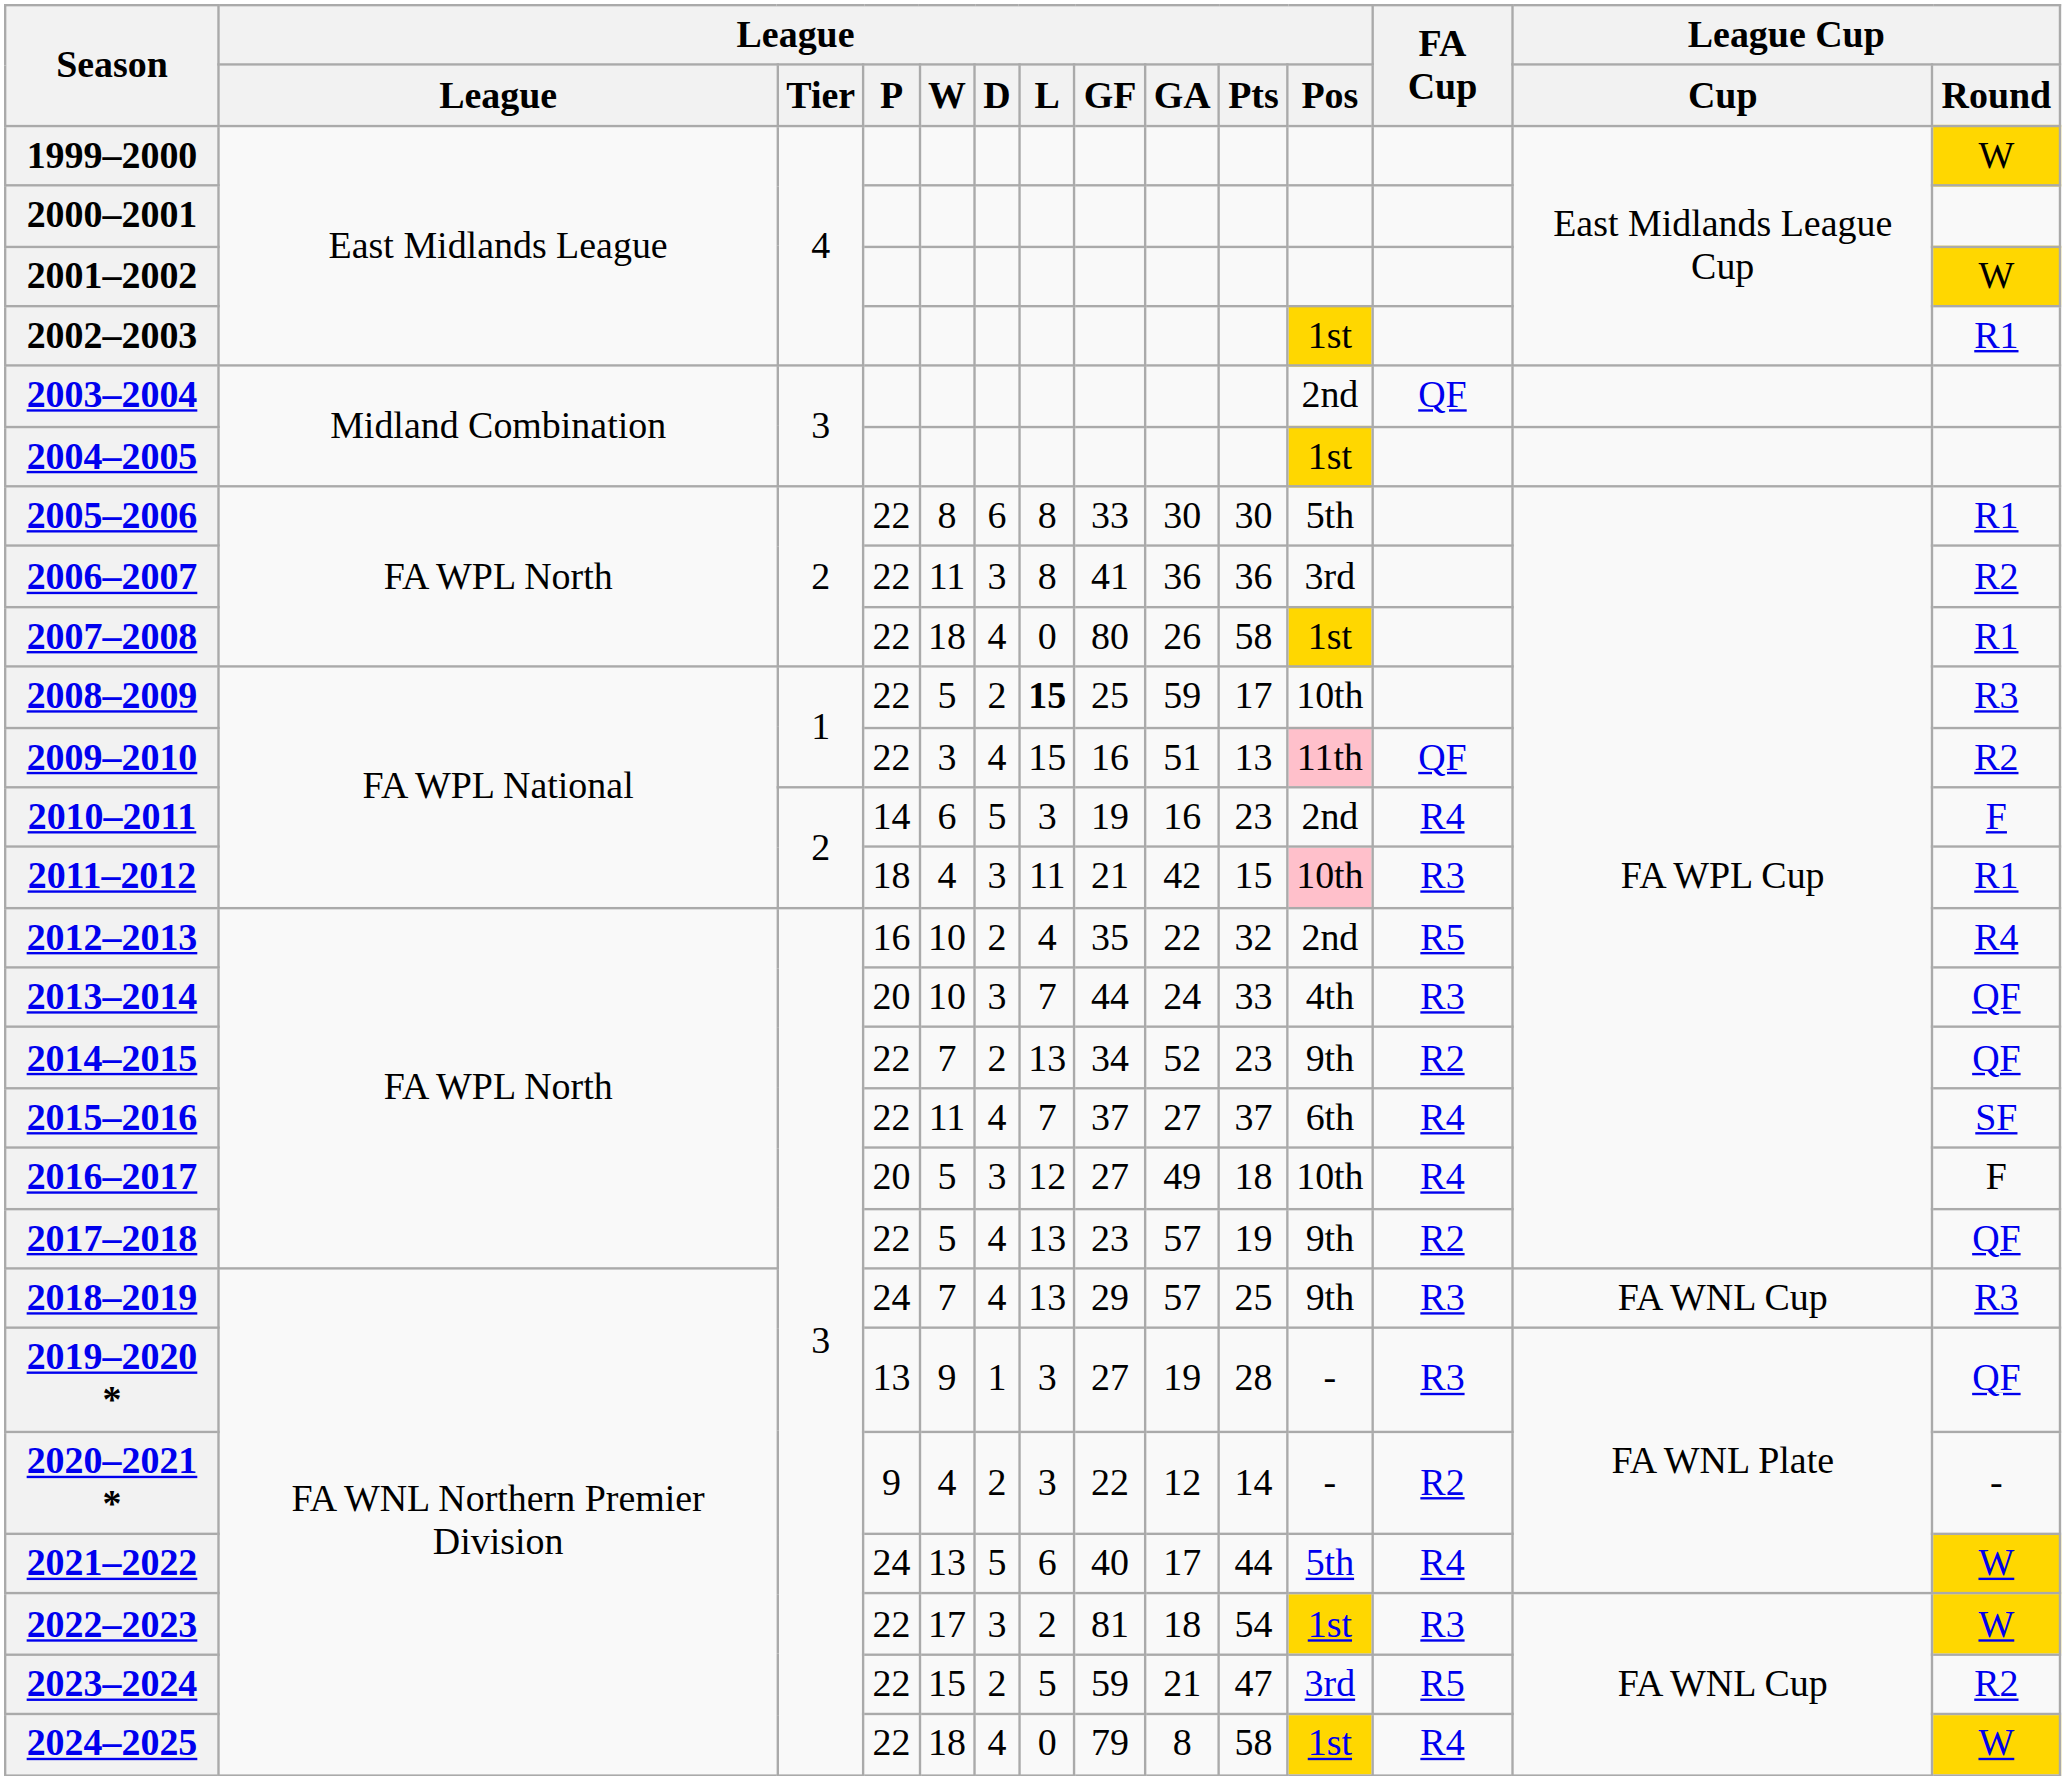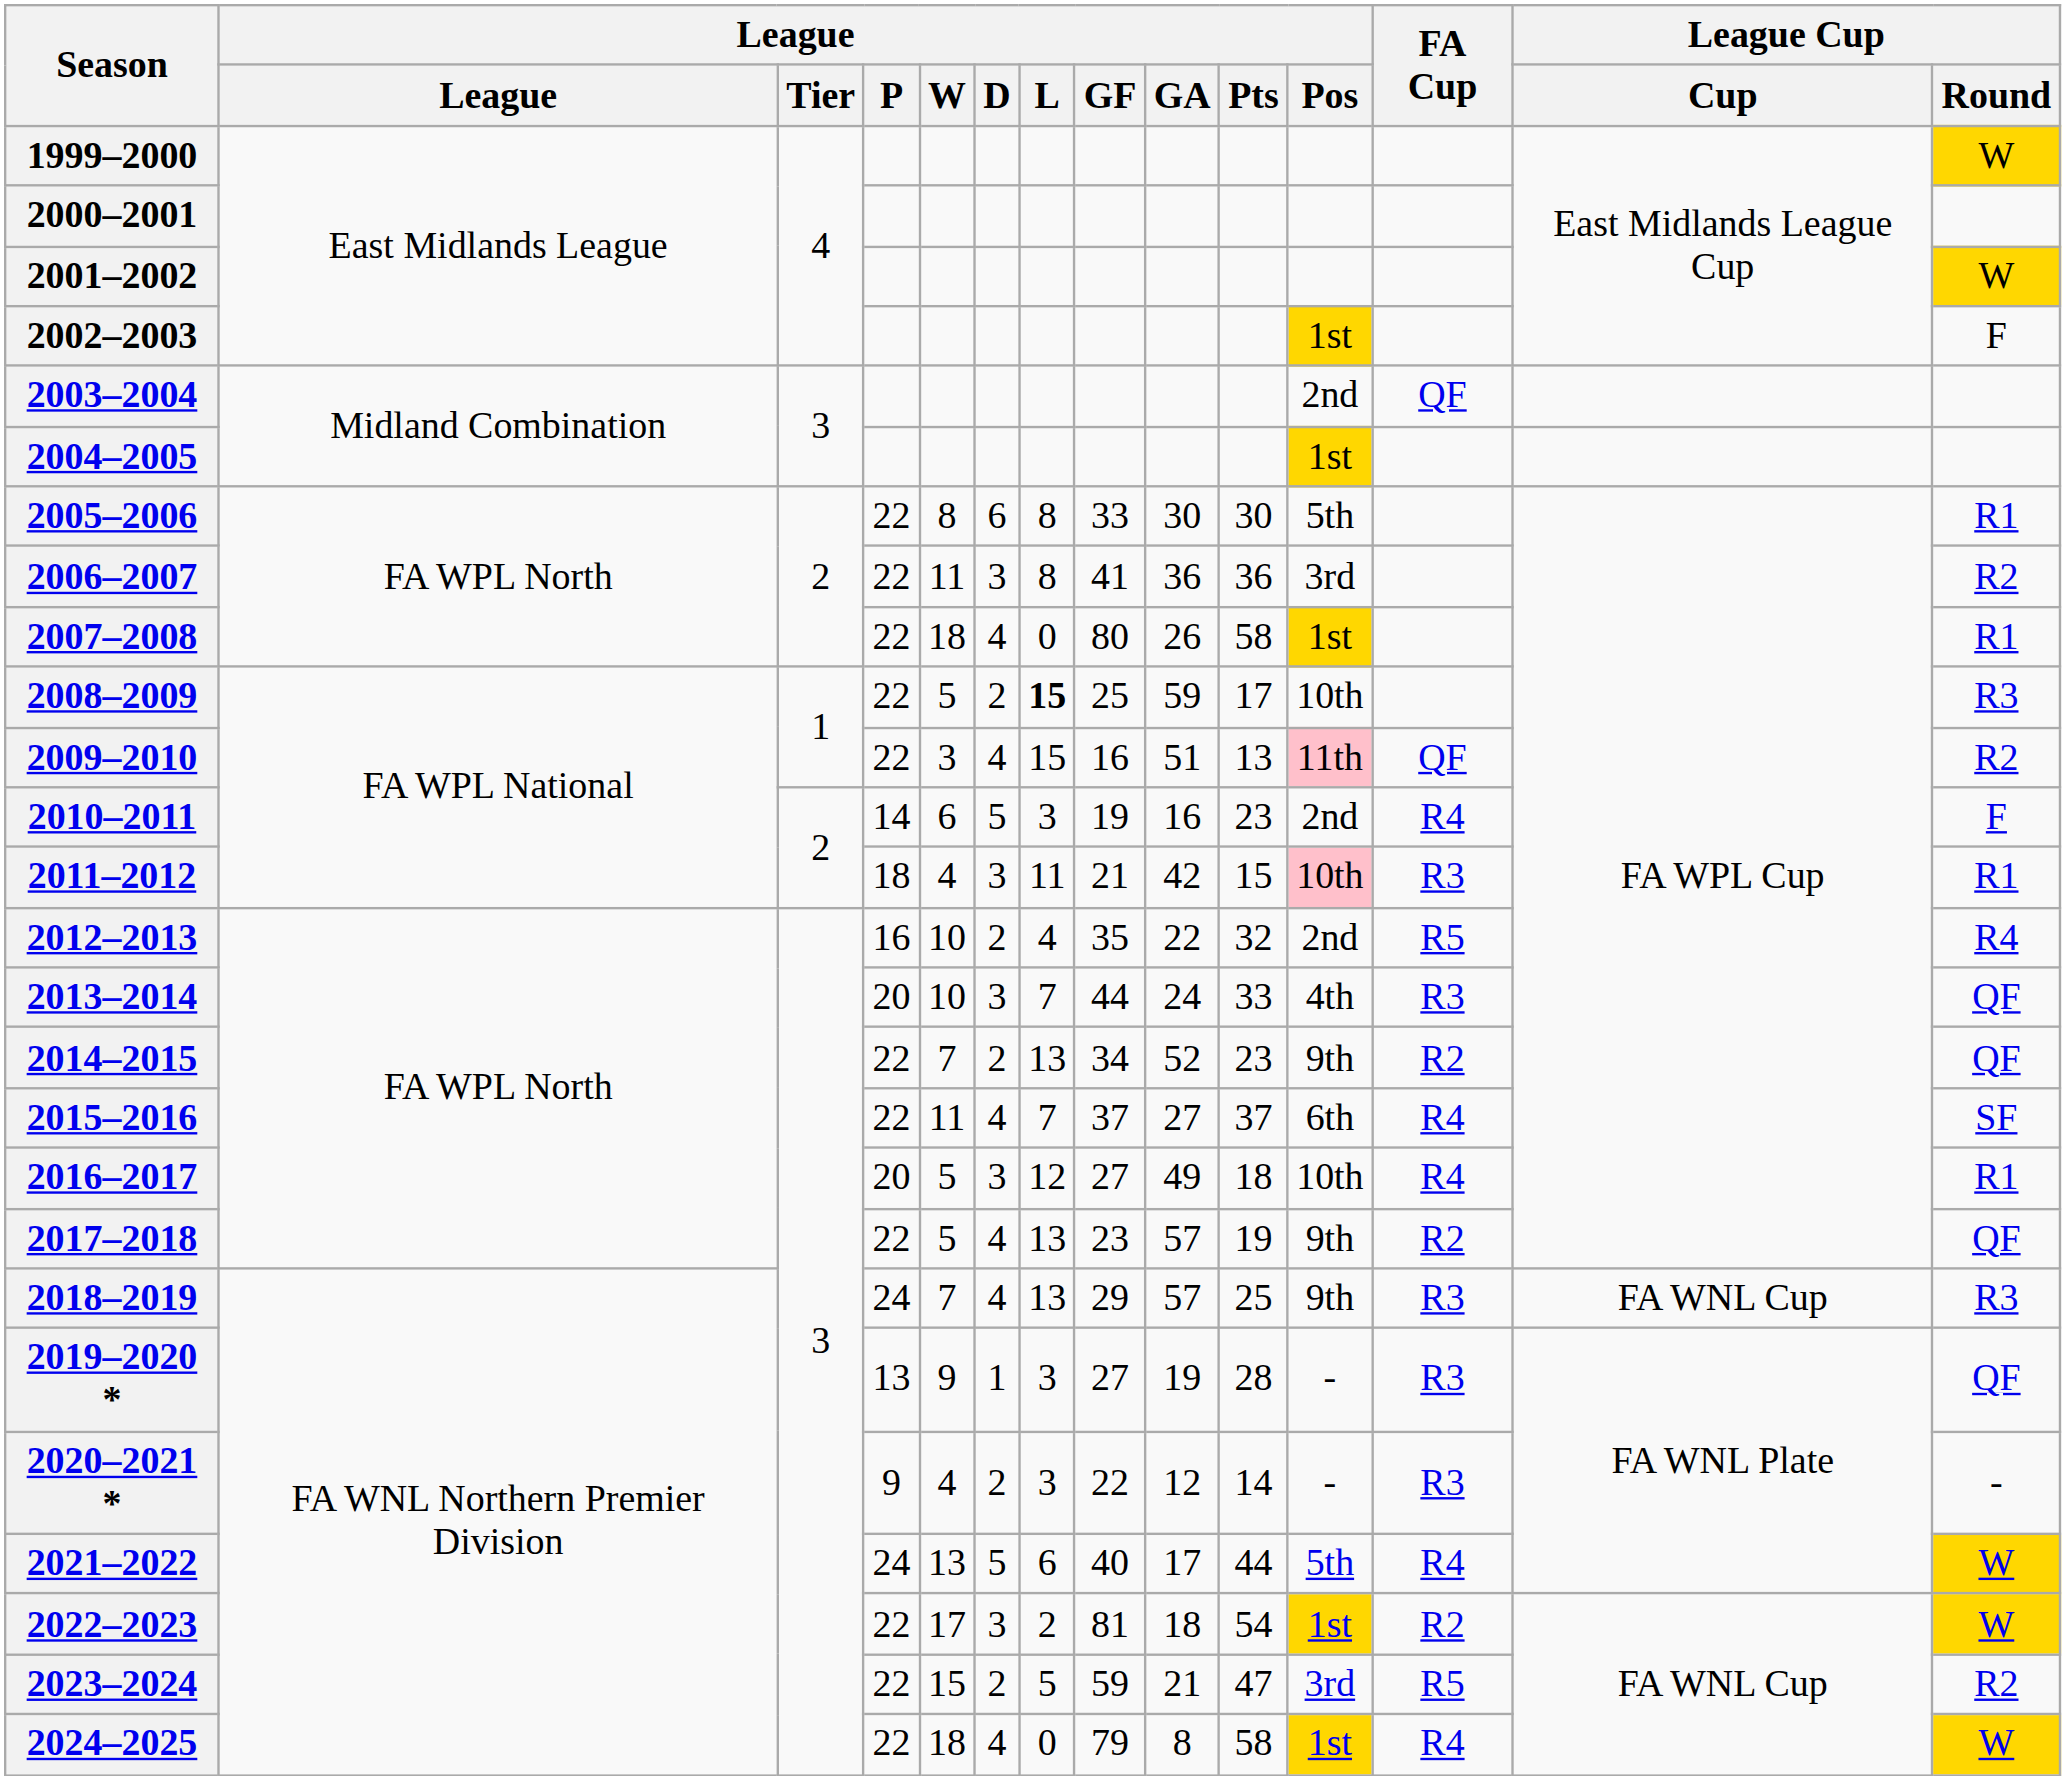(1996, 335) R1 -> (1996, 335) F
(1996, 1177) F -> (1996, 1177) R1
(1442, 1481) R2 -> (1442, 1481) R3
(1442, 1623) R3 -> (1442, 1623) R2
